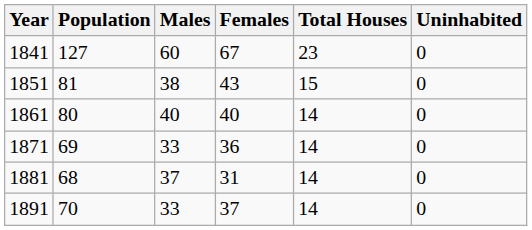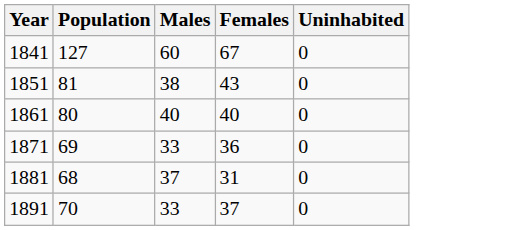- column: (353, 20)
